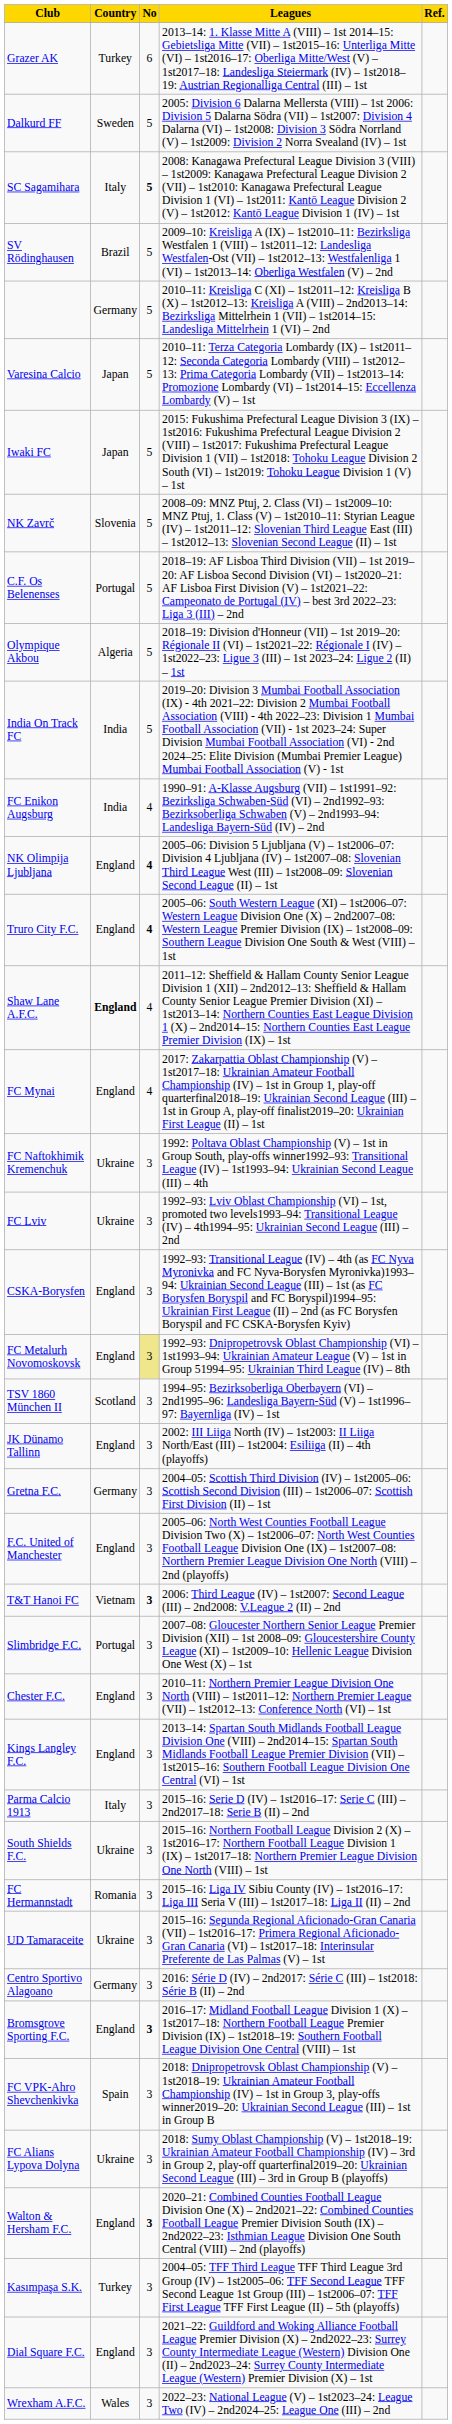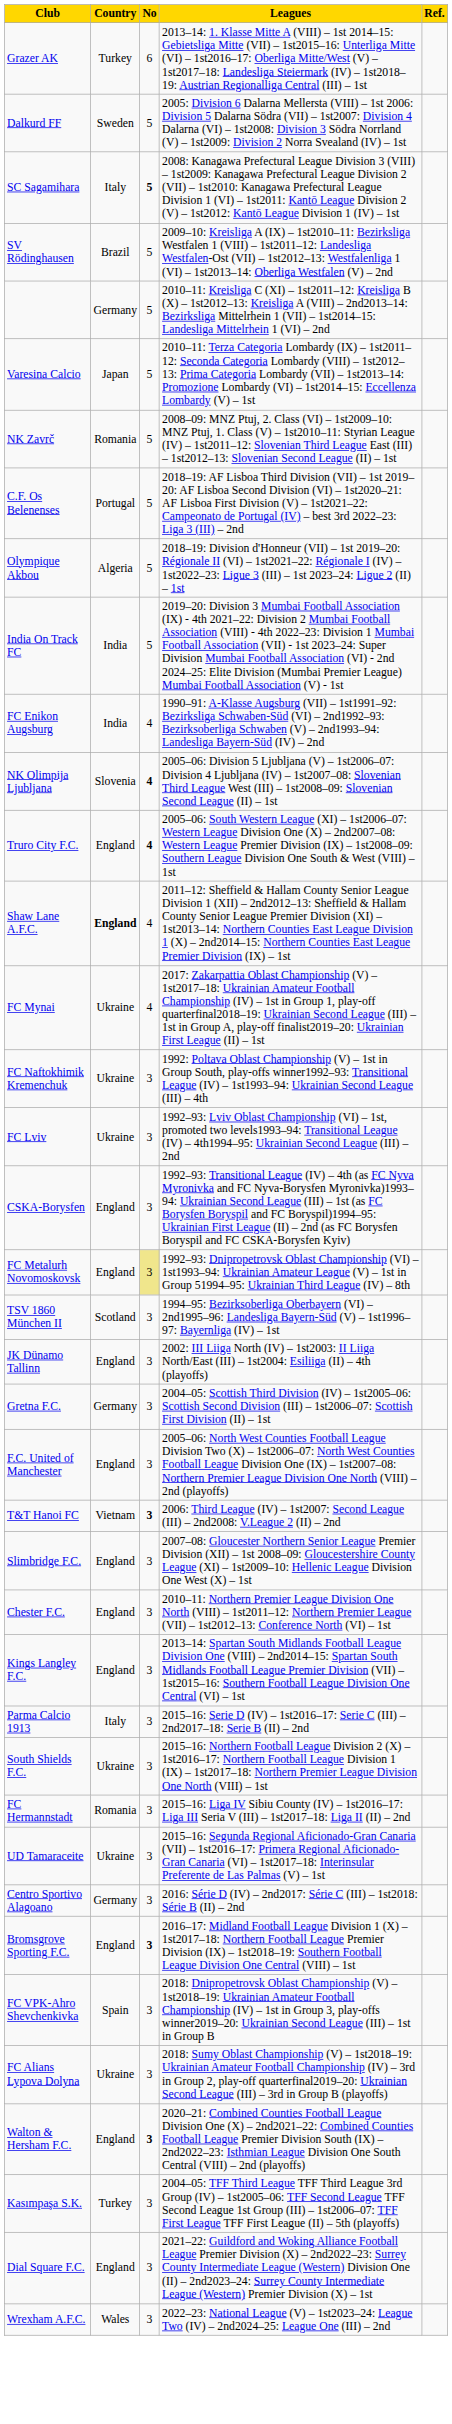- row: (29, 452)
(115, 523) Slovenia -> (115, 439) Romania
(115, 865) England -> (115, 781) Slovenia
(115, 1091) England -> (115, 1007) Ukraine
(115, 1645) Portugal -> (115, 1560) England
